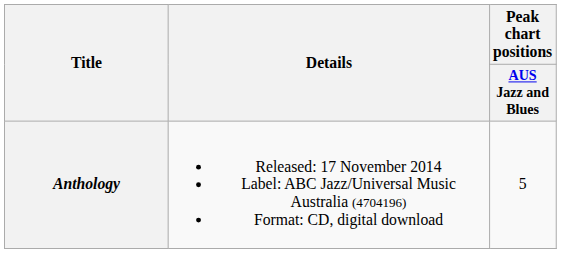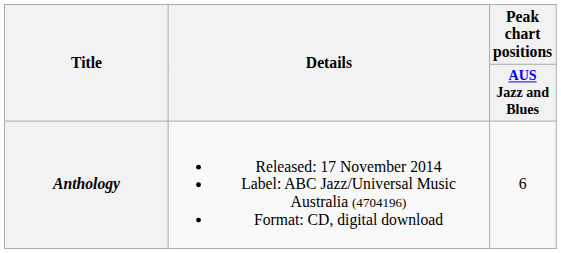(523, 184) 5 -> (523, 184) 6
